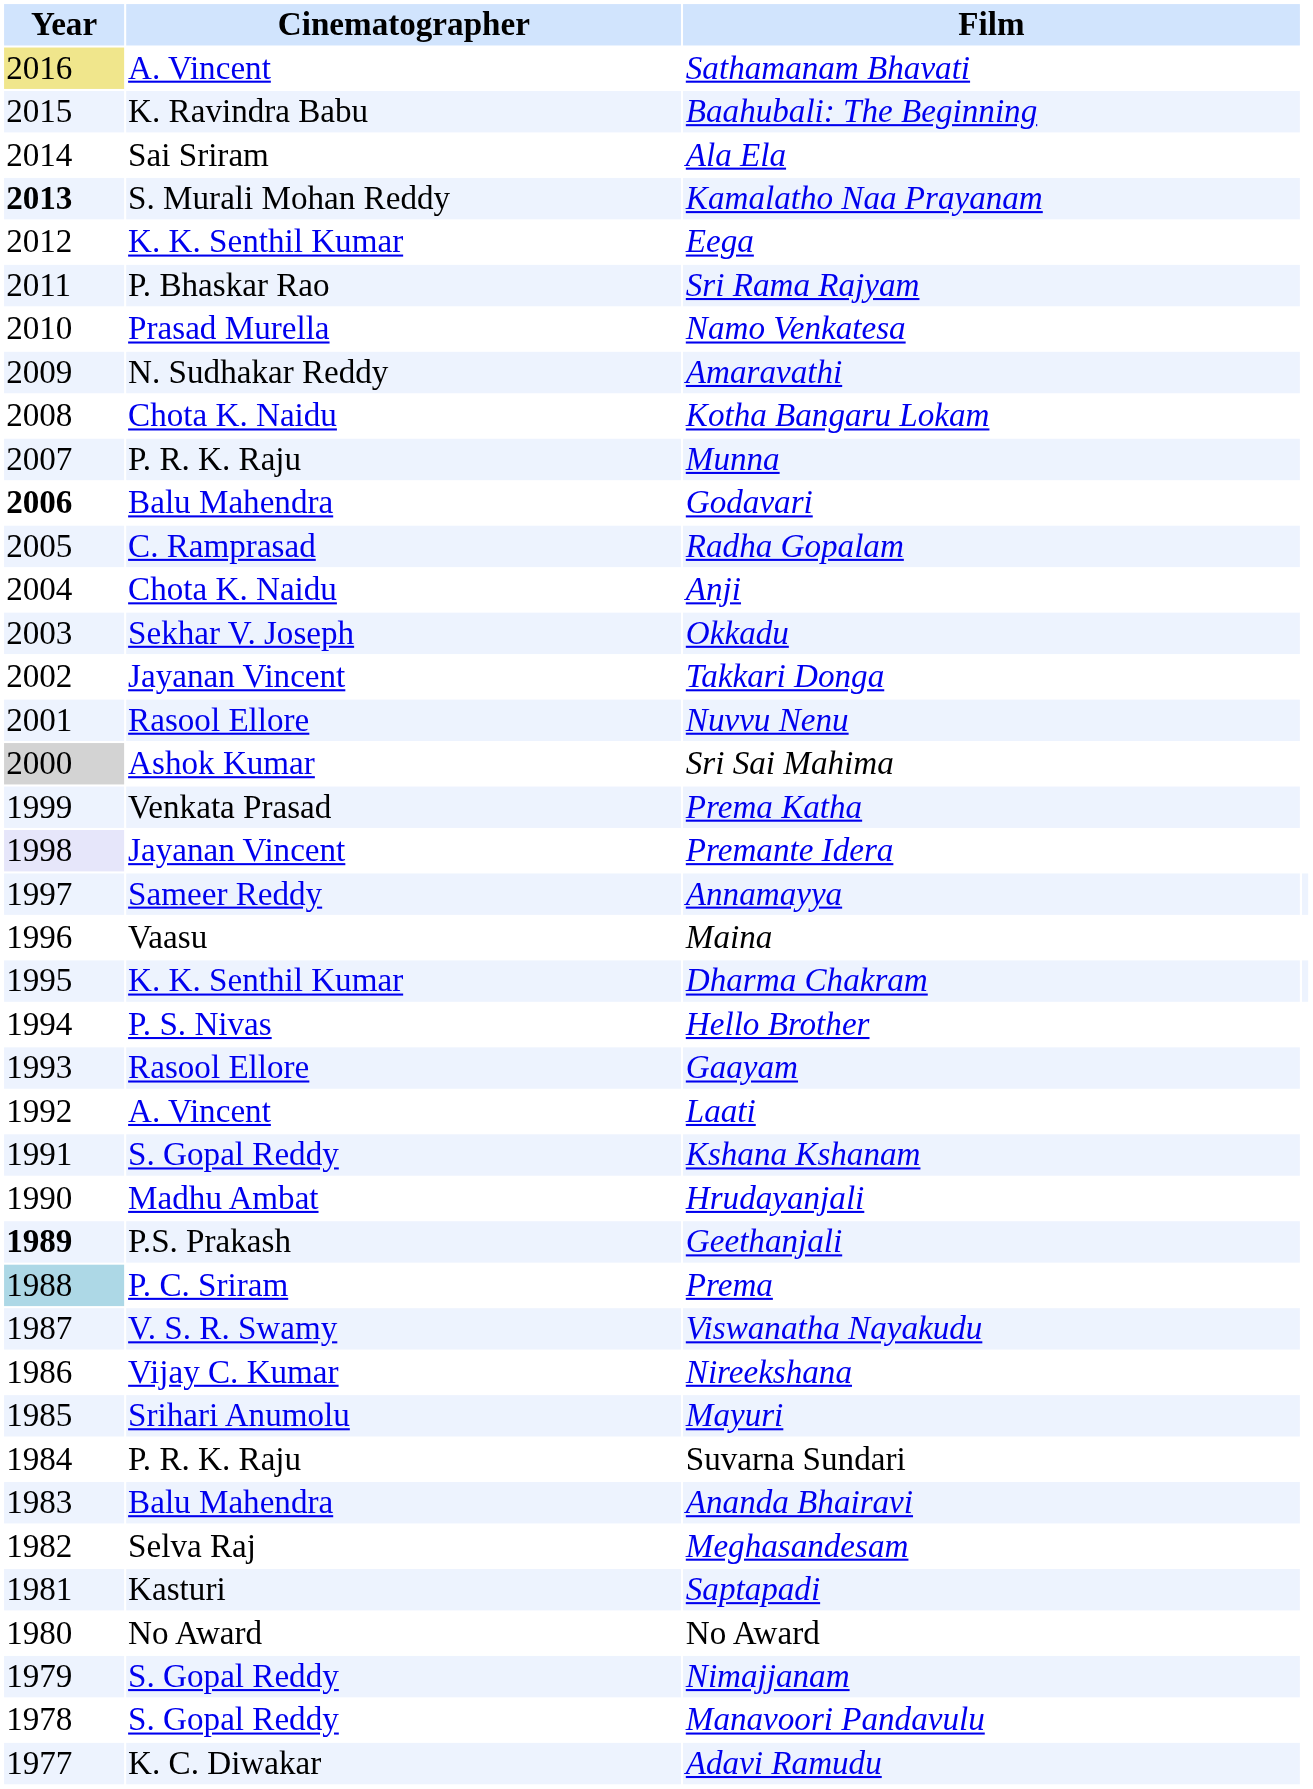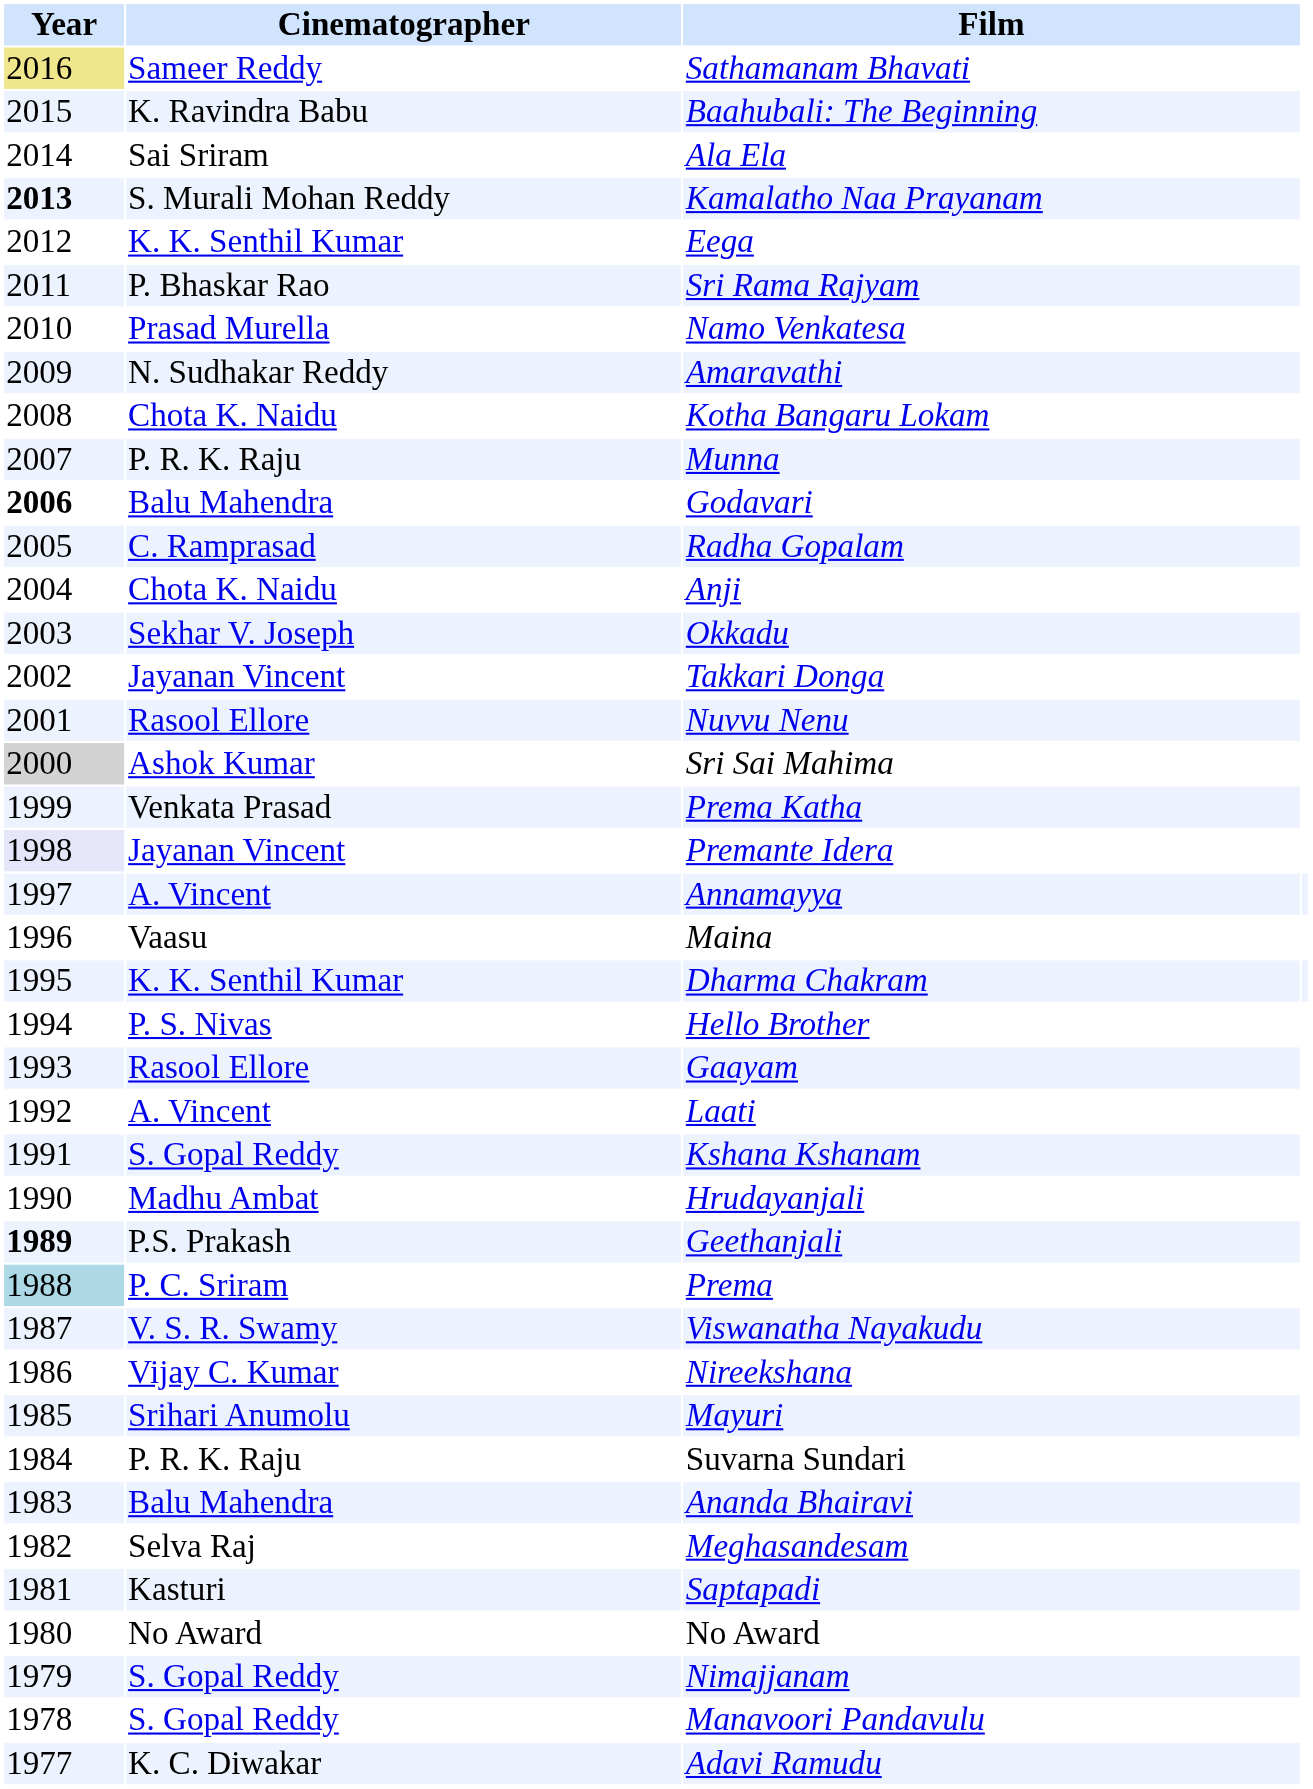(199, 67) A. Vincent -> (225, 67) Sameer Reddy
(225, 893) Sameer Reddy -> (199, 893) A. Vincent
